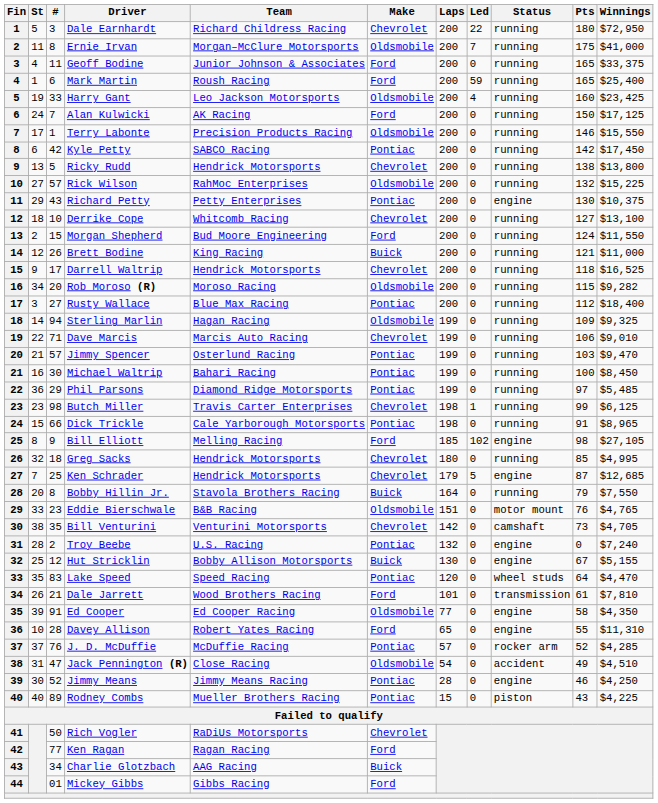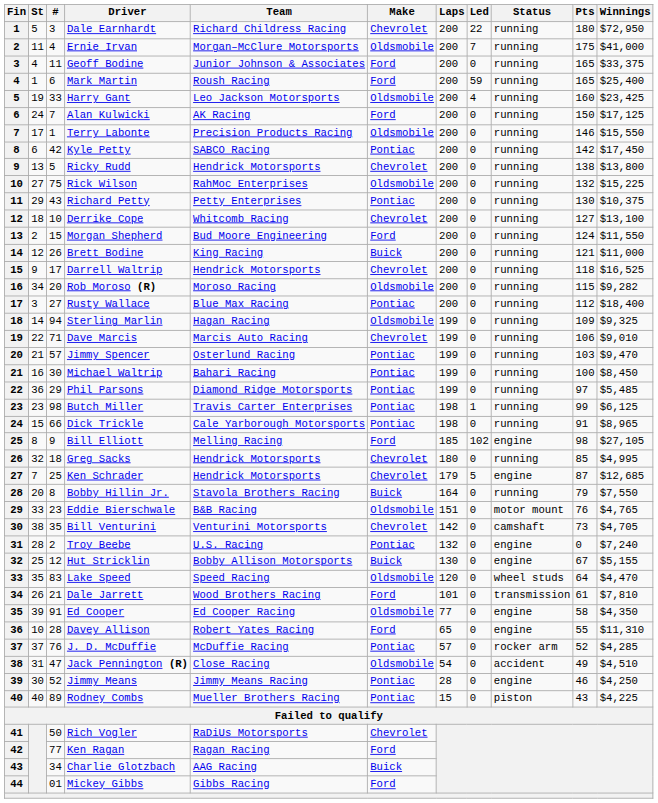(52, 48) 8 -> (52, 48) 4
(55, 185) 57 -> (55, 185) 75
(513, 202) engine -> (516, 202) running
(399, 408) Chevrolet -> (393, 408) Pontiac
(393, 579) Pontiac -> (402, 579) Oldsmobile
